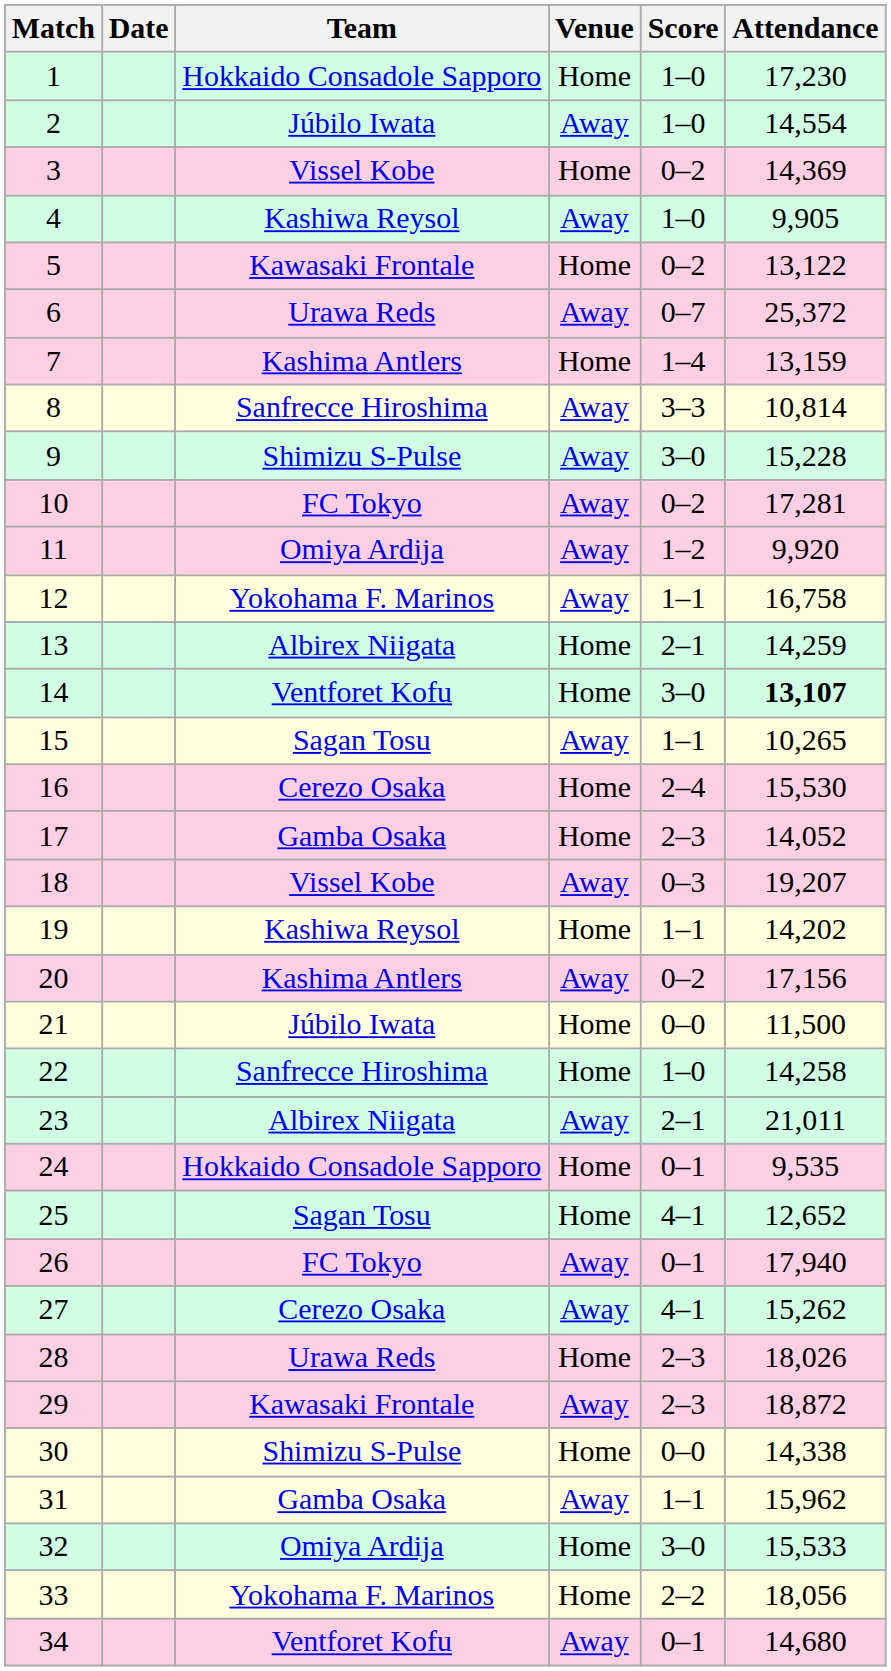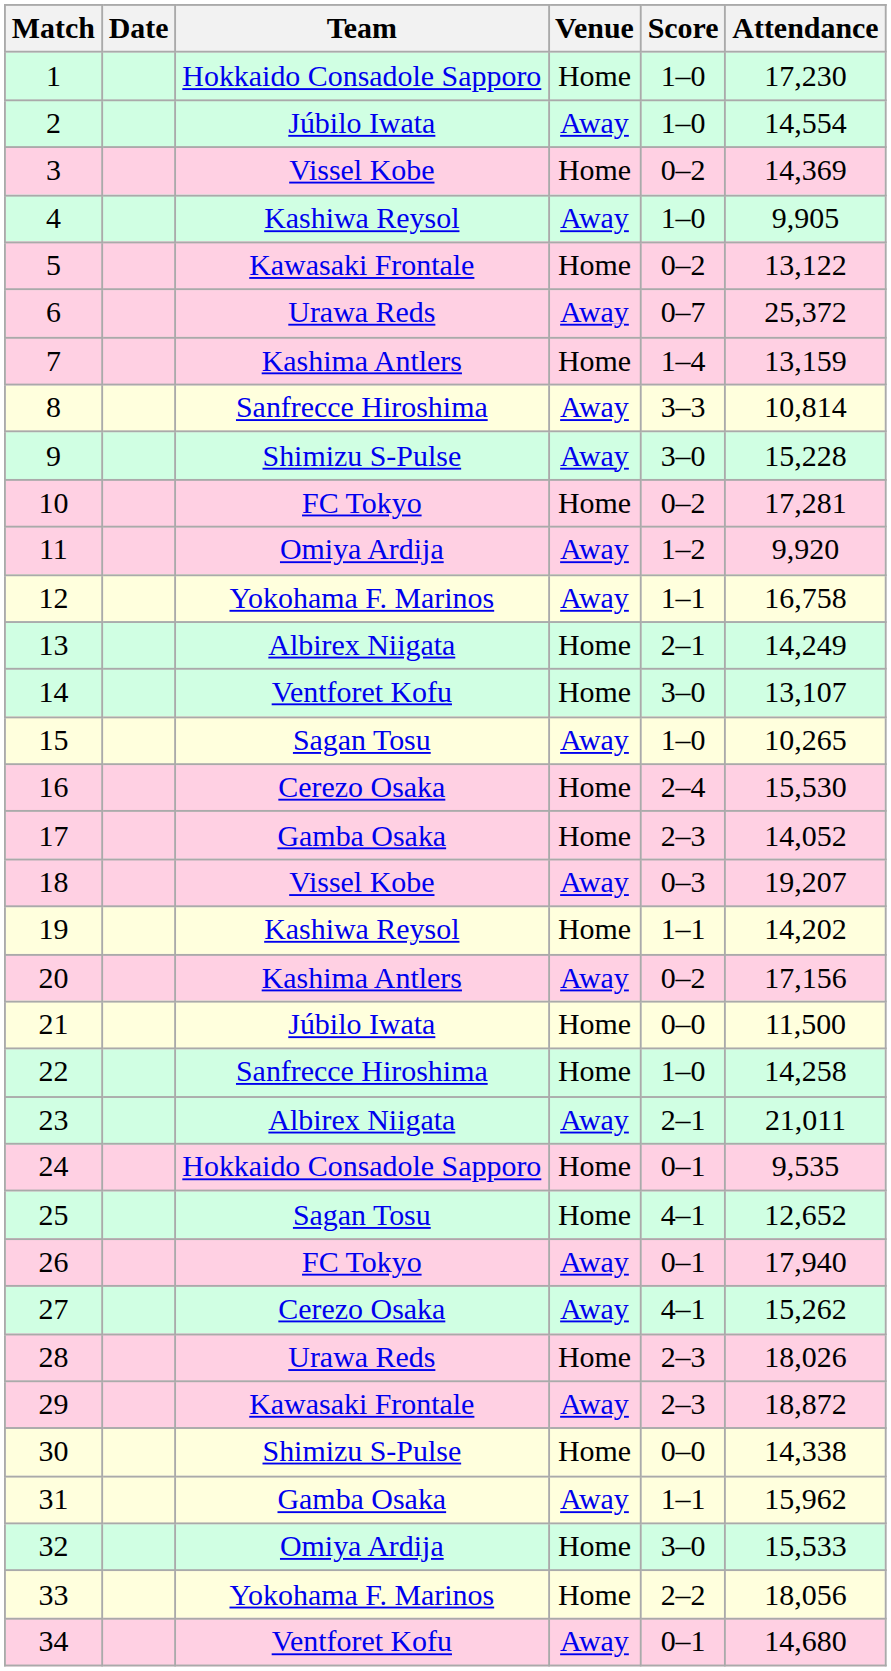(594, 502) Away -> (594, 502) Home
(805, 645) 14,259 -> (805, 645) 14,249
(805, 692) bold -> (805, 692) normal
(683, 739) 1–1 -> (683, 739) 1–0
